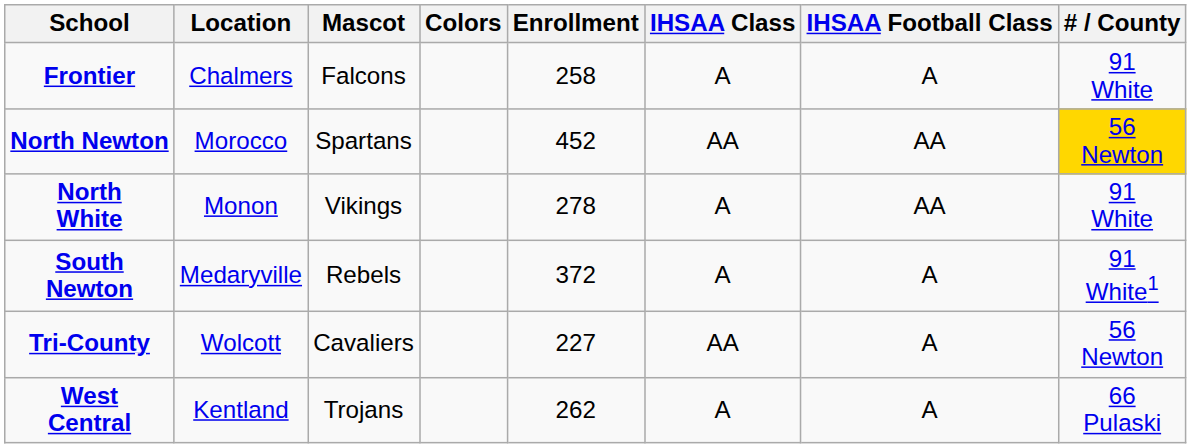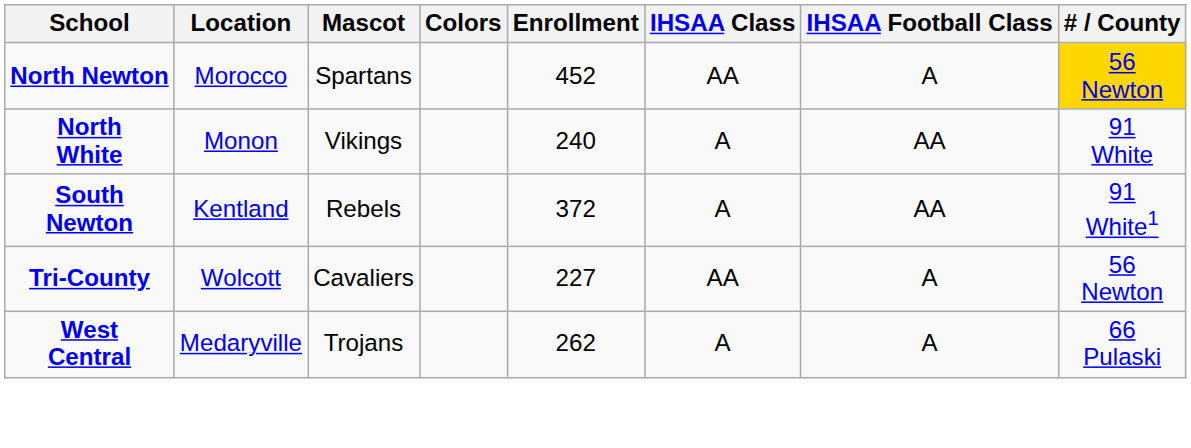- row: (89, 75)
(930, 141) AA -> (930, 75) A
(576, 206) 278 -> (576, 141) 240
(241, 275) Medaryville -> (241, 209) Kentland
(930, 275) A -> (930, 209) AA
(241, 409) Kentland -> (241, 344) Medaryville
